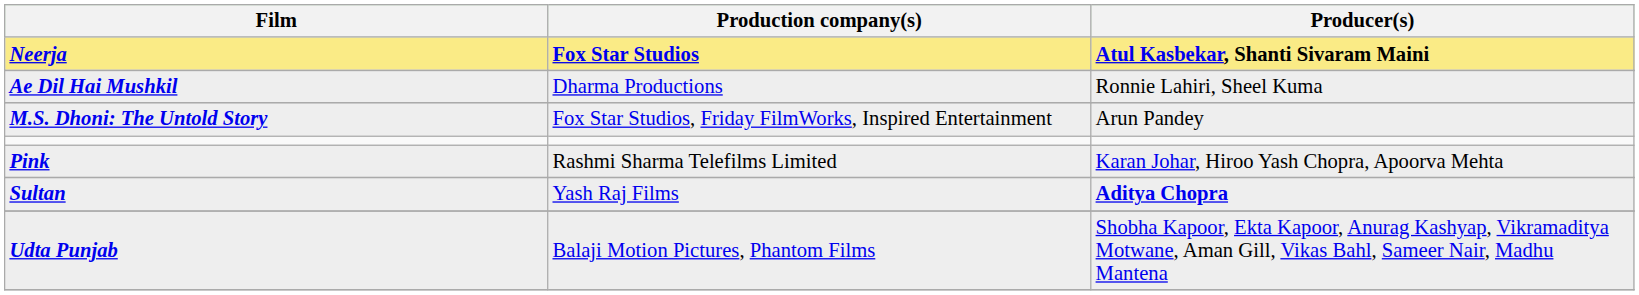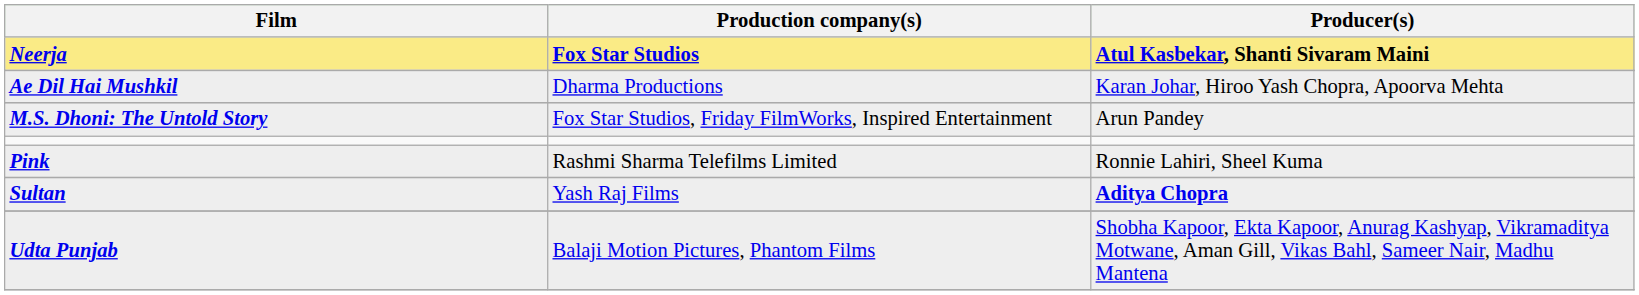(1209, 86) Ronnie Lahiri, Sheel Kuma -> (1300, 86) Karan Johar, Hiroo Yash Chopra, Apoorva Mehta
(1300, 161) Karan Johar, Hiroo Yash Chopra, Apoorva Mehta -> (1209, 161) Ronnie Lahiri, Sheel Kuma
